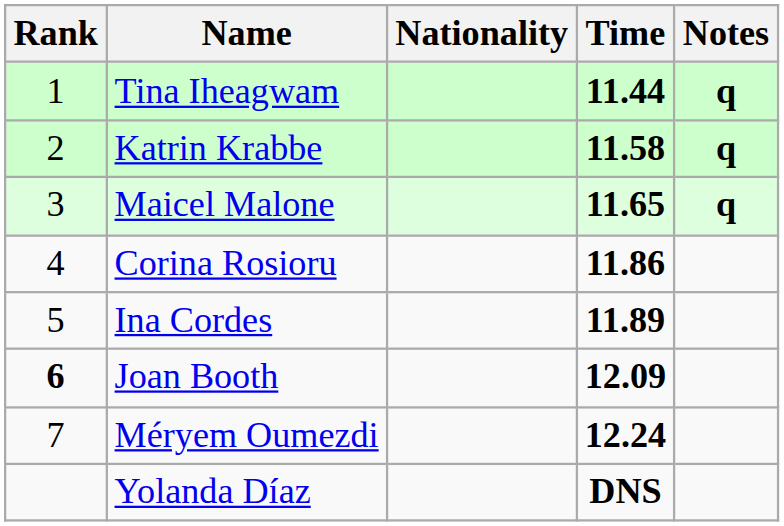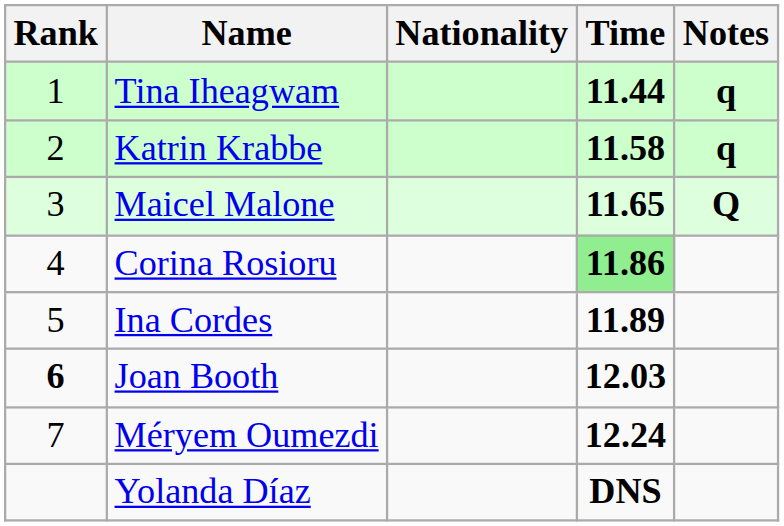(726, 205) q -> (726, 205) Q
(625, 262) no background -> (625, 262) lightgreen background
(625, 377) 12.09 -> (625, 377) 12.03
